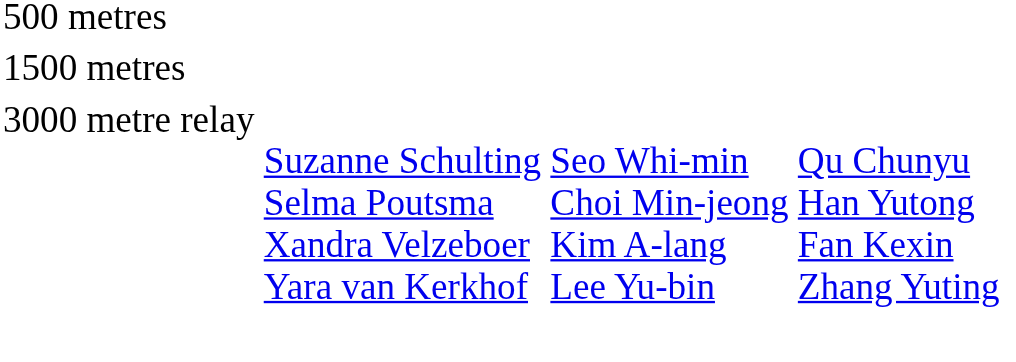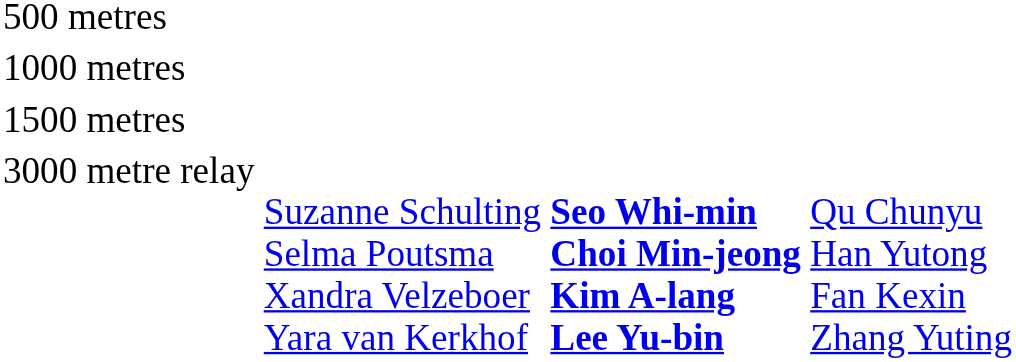+ row: (94, 68)
(669, 223) normal -> (676, 274) bold
